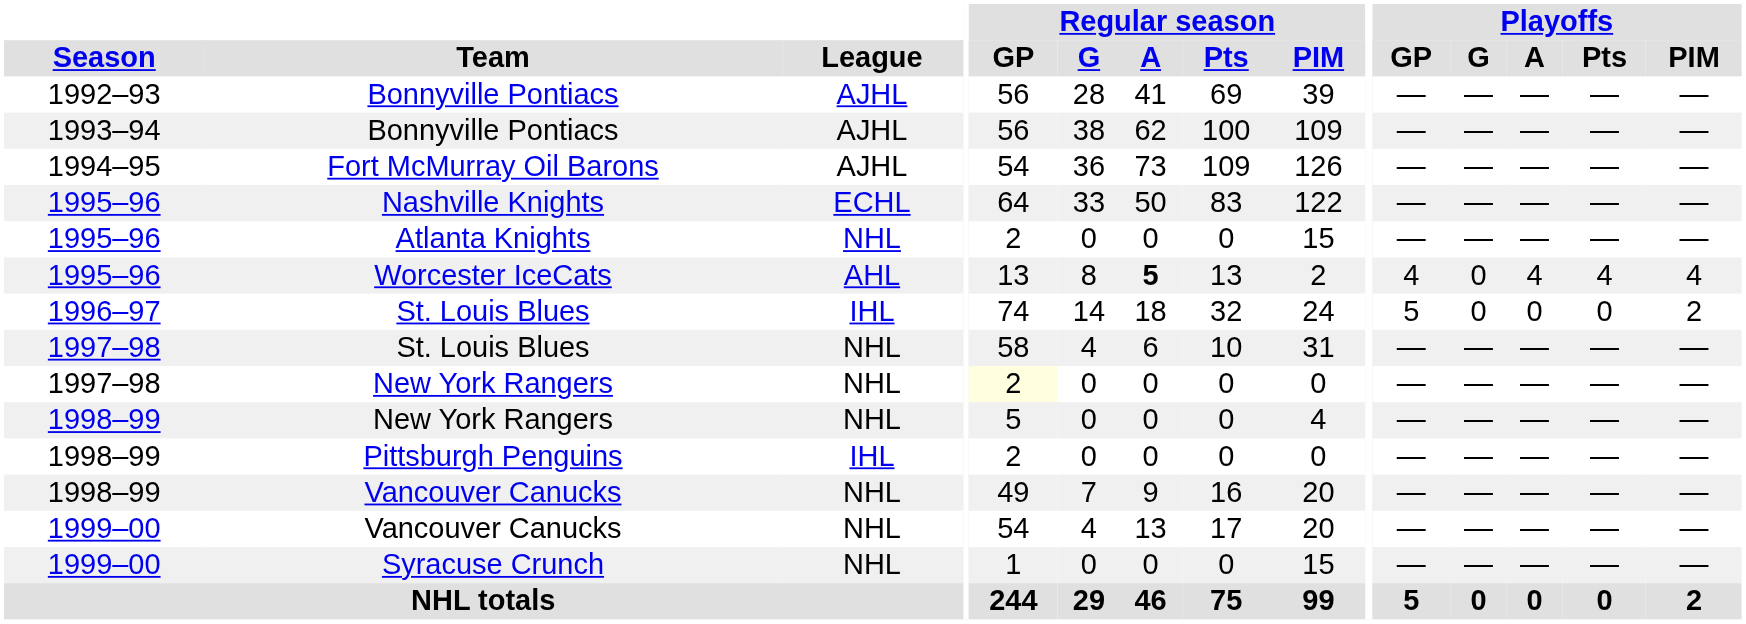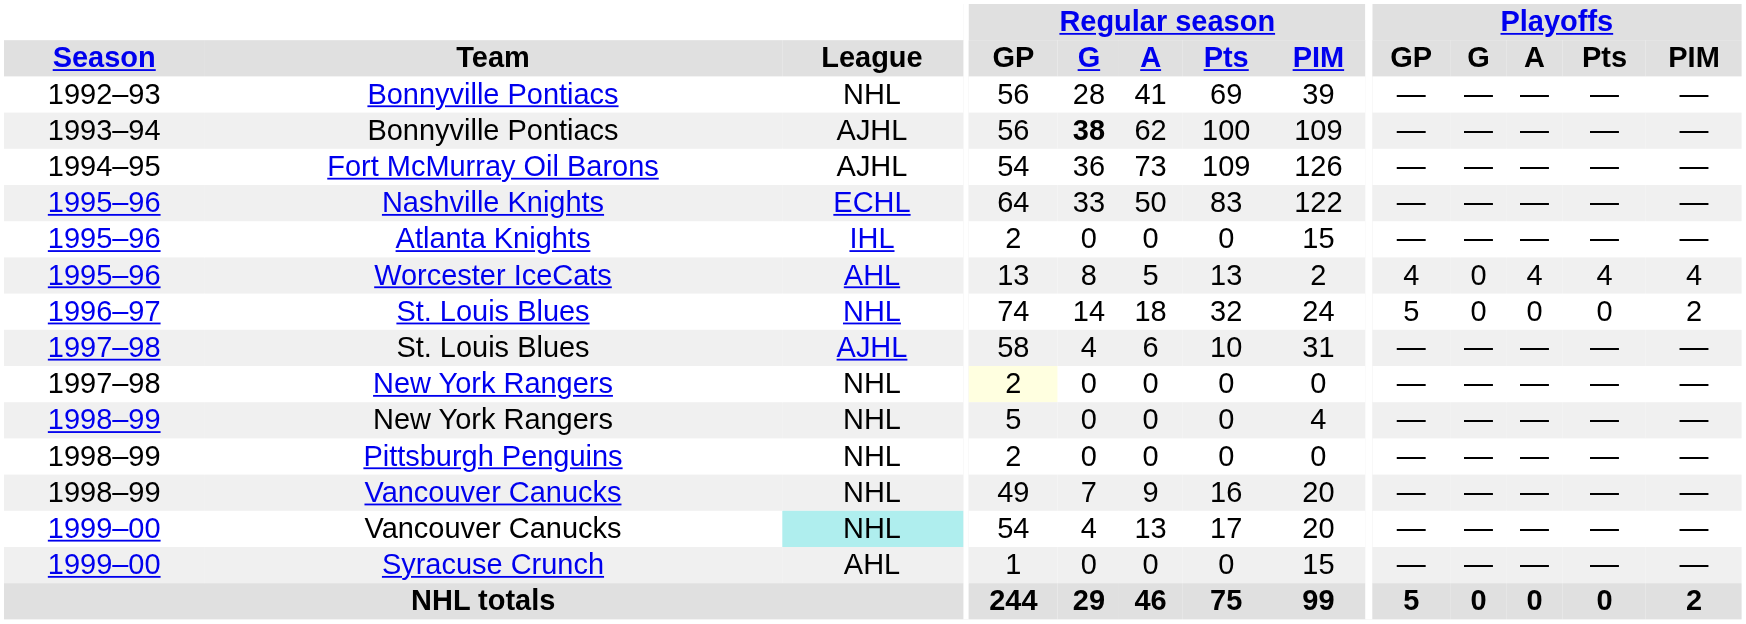(872, 94) AJHL -> (872, 94) NHL
(1089, 130) normal -> (1089, 130) bold
(872, 238) NHL -> (872, 238) IHL
(1151, 275) bold -> (1151, 275) normal
(872, 311) IHL -> (872, 311) NHL
(872, 347) NHL -> (872, 347) AJHL
(872, 456) IHL -> (872, 456) NHL
(872, 528) no background -> (872, 528) paleturquoise background
(872, 564) NHL -> (872, 564) AHL
